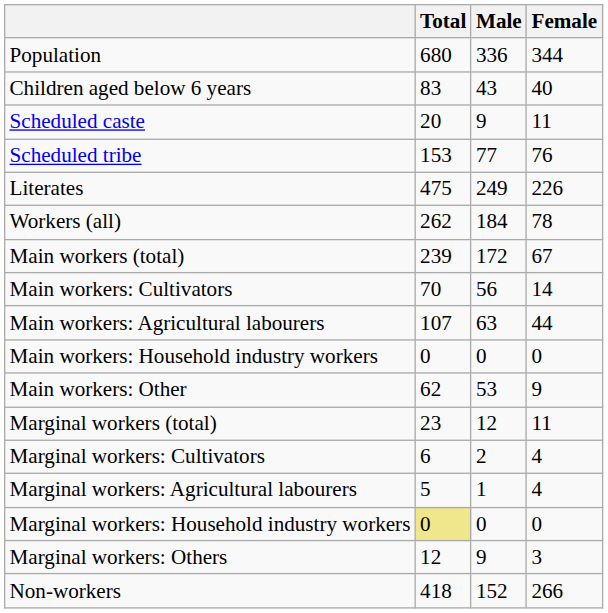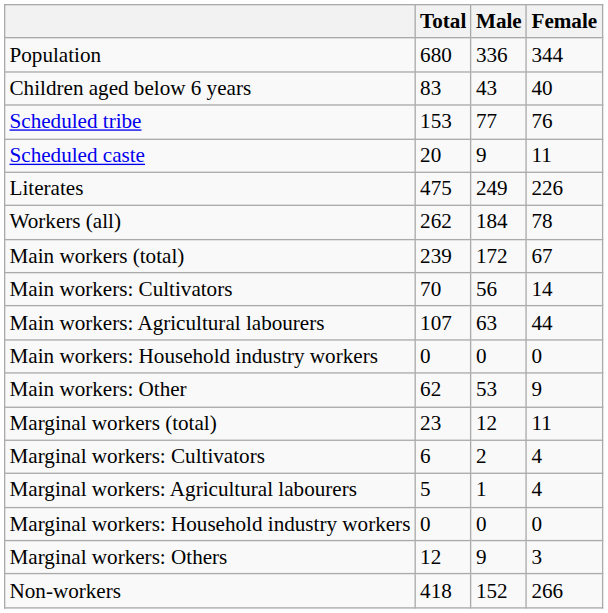rows swapped: (77, 121) <-> (76, 155)
(425, 523) khaki background -> (425, 523) no background
